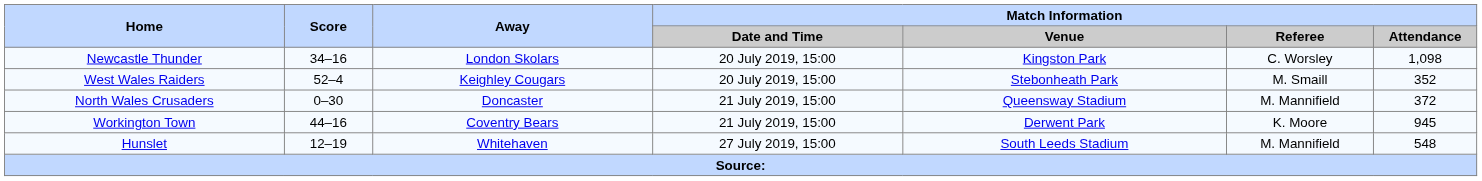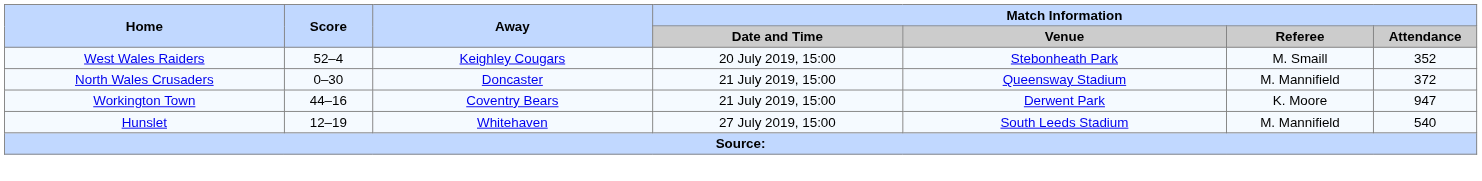- row: (144, 58)
(1425, 122) 945 -> (1425, 101) 947
(1425, 144) 548 -> (1425, 122) 540
